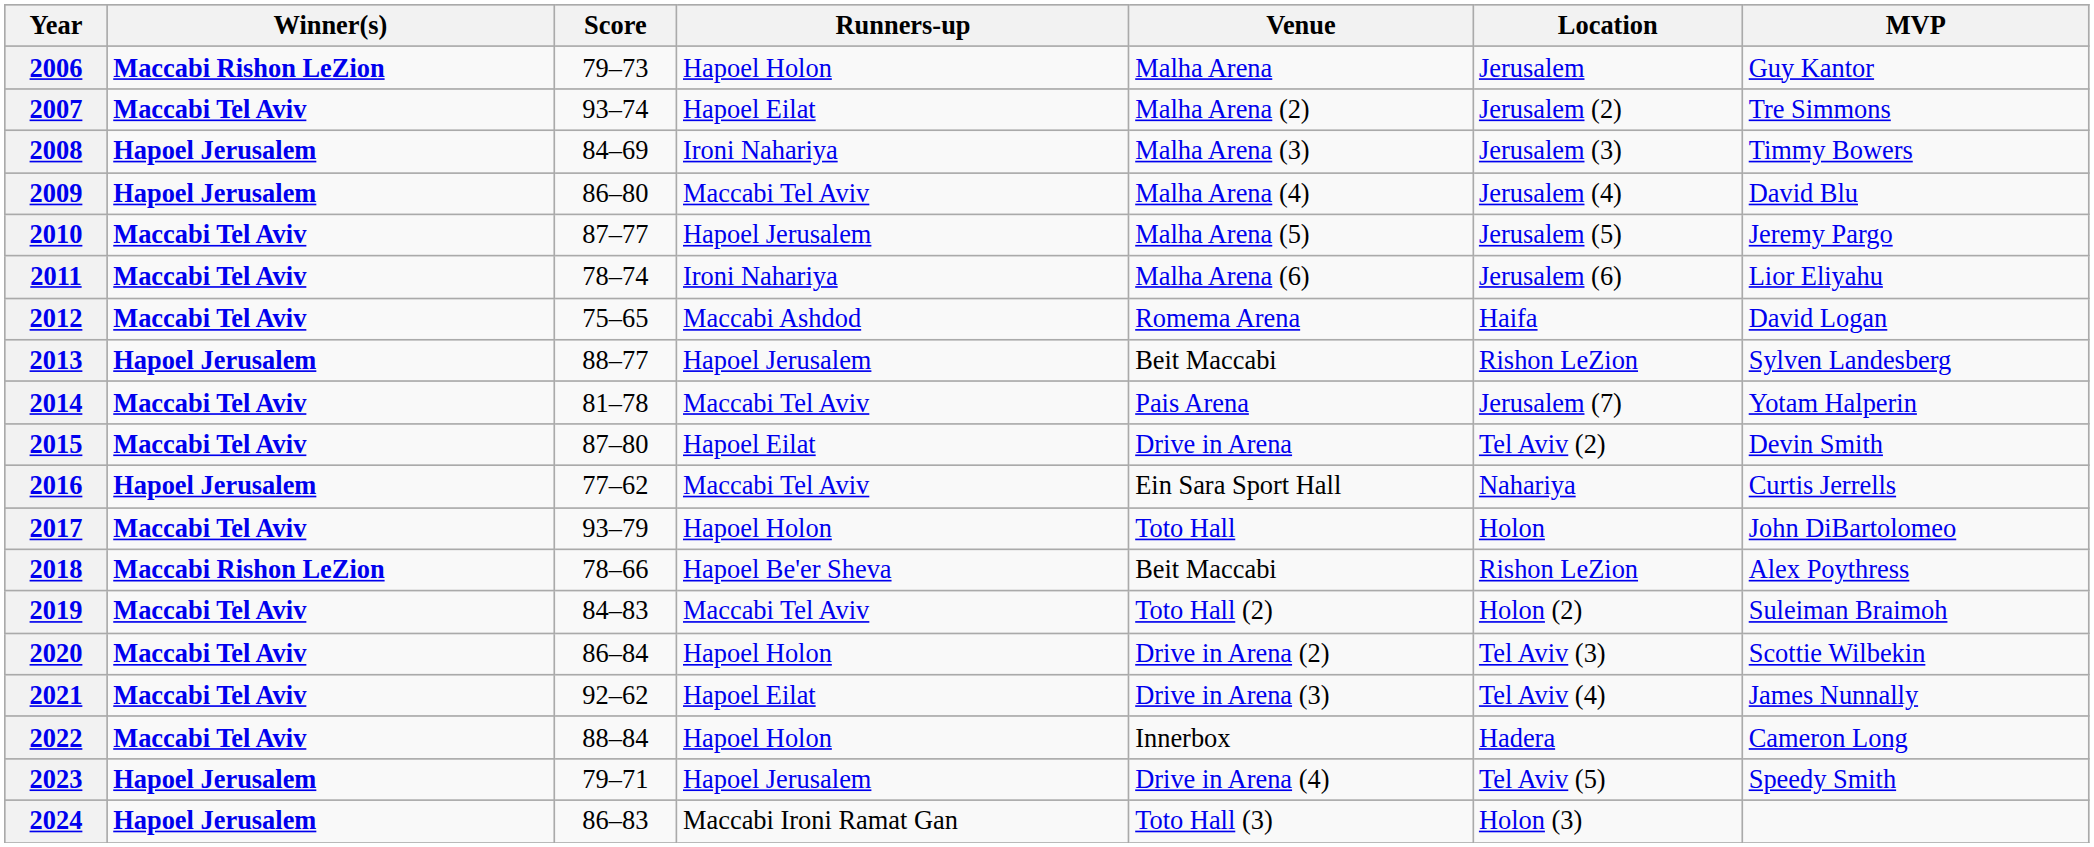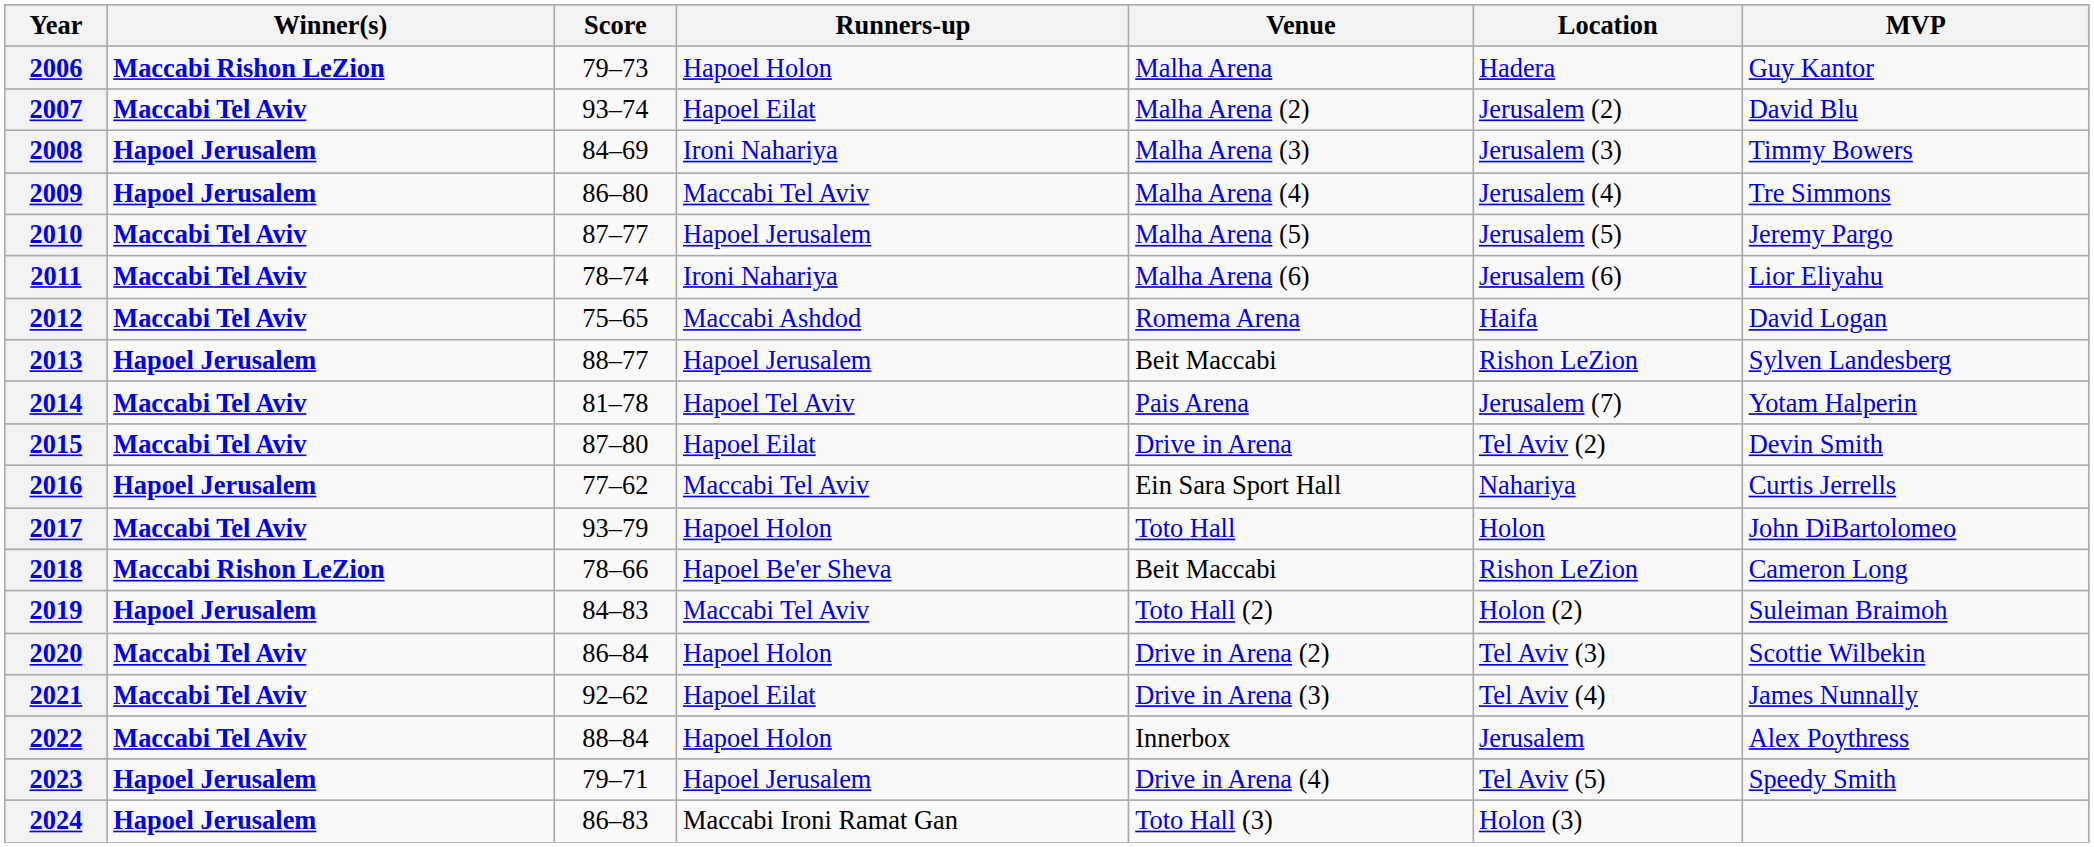(1532, 67) Jerusalem -> (1517, 67) Hadera
(1820, 109) Tre Simmons -> (1803, 109) David Blu
(1803, 192) David Blu -> (1820, 192) Tre Simmons
(776, 402) Maccabi Tel Aviv -> (769, 402) Hapoel Tel Aviv
(1829, 569) Alex Poythress -> (1828, 569) Cameron Long
(210, 611) Maccabi Tel Aviv -> (215, 611) Hapoel Jerusalem
(1517, 737) Hadera -> (1532, 737) Jerusalem
(1828, 737) Cameron Long -> (1829, 737) Alex Poythress
